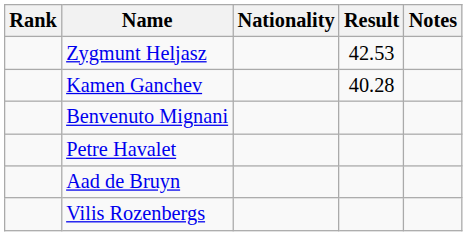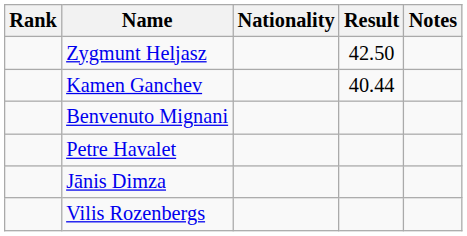(372, 52) 42.53 -> (372, 52) 42.50
(372, 85) 40.28 -> (372, 85) 40.44
- row: (123, 181)
+ row: (116, 181)
